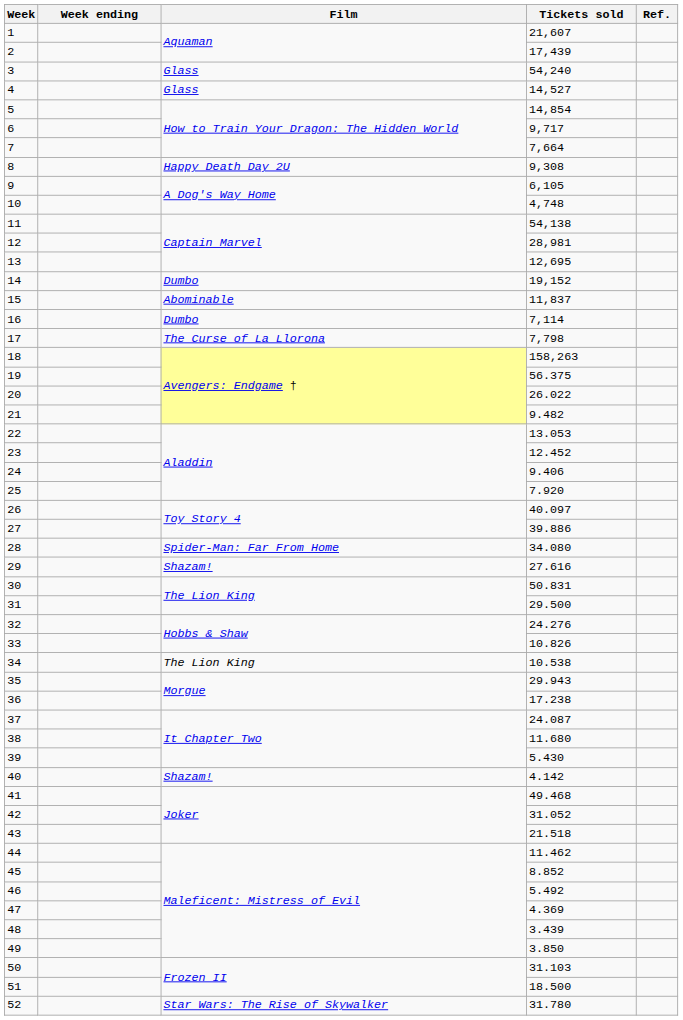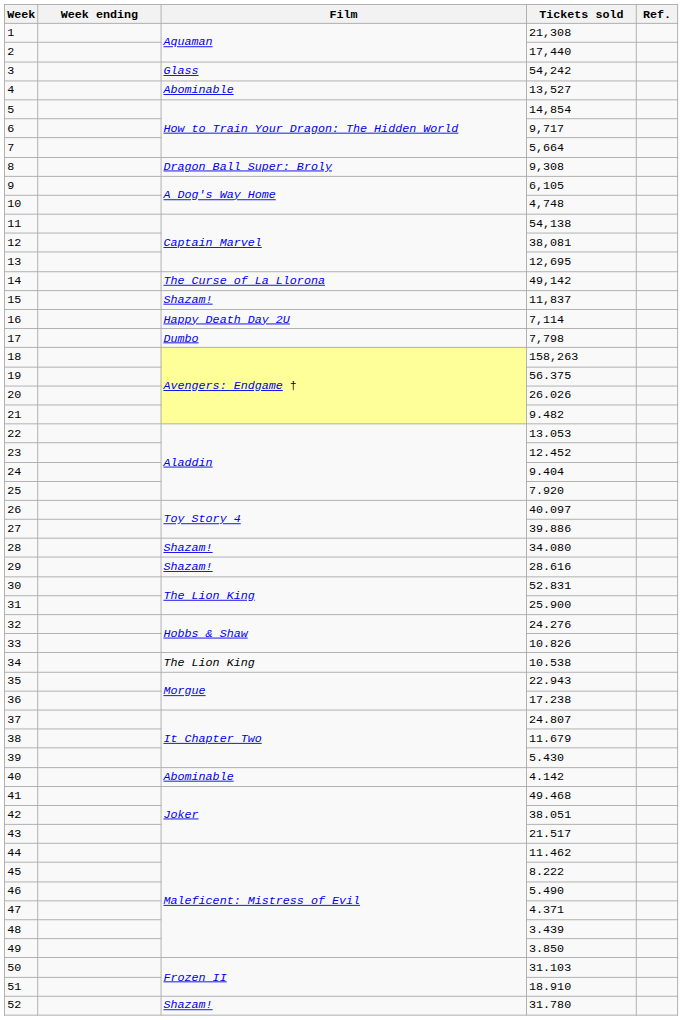(550, 33) 21,607 -> (550, 33) 21,308
(550, 52) 17,439 -> (550, 52) 17,440
(550, 71) 54,240 -> (550, 71) 54,242
(181, 90) Glass -> (199, 90) Abominable
(550, 90) 14,527 -> (550, 90) 13,527
(547, 147) 7,664 -> (547, 147) 5,664
(227, 167) Happy Death Day 2U -> (248, 167) Dragon Ball Super: Broly
(550, 243) 28,981 -> (550, 243) 38,081
(181, 281) Dumbo -> (244, 281) The Curse of La Llorona
(550, 281) 19,152 -> (550, 281) 49,142
(199, 300) Abominable -> (188, 300) Shazam!
(181, 319) Dumbo -> (227, 319) Happy Death Day 2U
(244, 338) The Curse of La Llorona -> (181, 338) Dumbo
(550, 395) 26.022 -> (550, 395) 26.026
(547, 472) 9.406 -> (547, 472) 9.404
(251, 548) Spider-Man: Far From Home -> (188, 548) Shazam!
(550, 567) 27.616 -> (550, 567) 28.616
(550, 586) 50.831 -> (550, 586) 52.831
(550, 605) 29.500 -> (550, 605) 25.900
(550, 681) 29.943 -> (550, 681) 22.943
(550, 720) 24.087 -> (550, 720) 24.807
(550, 739) 11.680 -> (550, 739) 11.679
(188, 777) Shazam! -> (199, 777) Abominable
(550, 815) 31.052 -> (550, 815) 38.051
(550, 834) 21.518 -> (550, 834) 21.517
(547, 872) 8.852 -> (547, 872) 8.222
(547, 891) 5.492 -> (547, 891) 5.490
(547, 910) 4.369 -> (547, 910) 4.371
(550, 986) 18.500 -> (550, 986) 18.910
(276, 1006) Star Wars: The Rise of Skywalker -> (188, 1006) Shazam!
